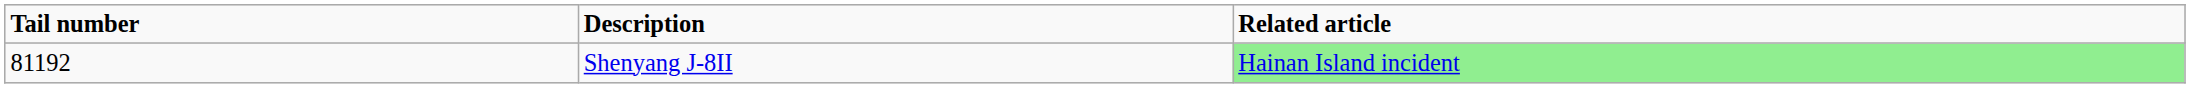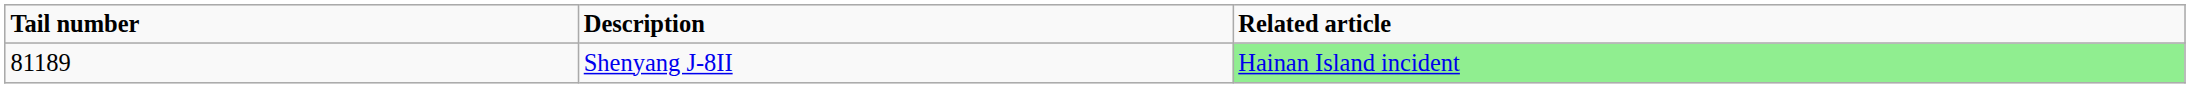(41, 62) 81192 -> (41, 62) 81189
